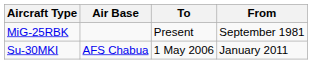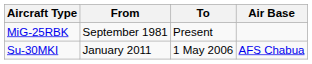columns swapped: (262, 13) <-> (116, 13)
